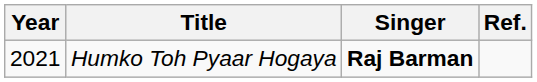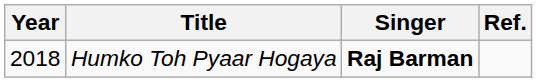(35, 58) 2021 -> (35, 58) 2018
